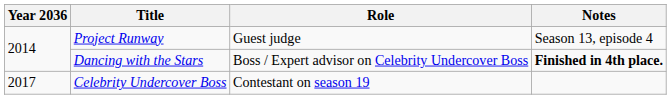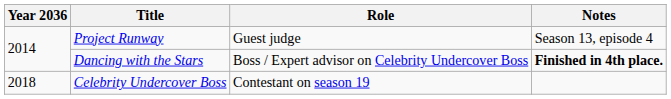(22, 82) 2017 -> (22, 82) 2018
